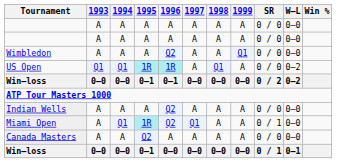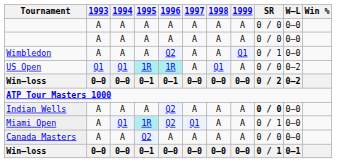(269, 53) 0 / 0 -> (269, 53) 0 / 1
(269, 109) normal -> (269, 109) bold
